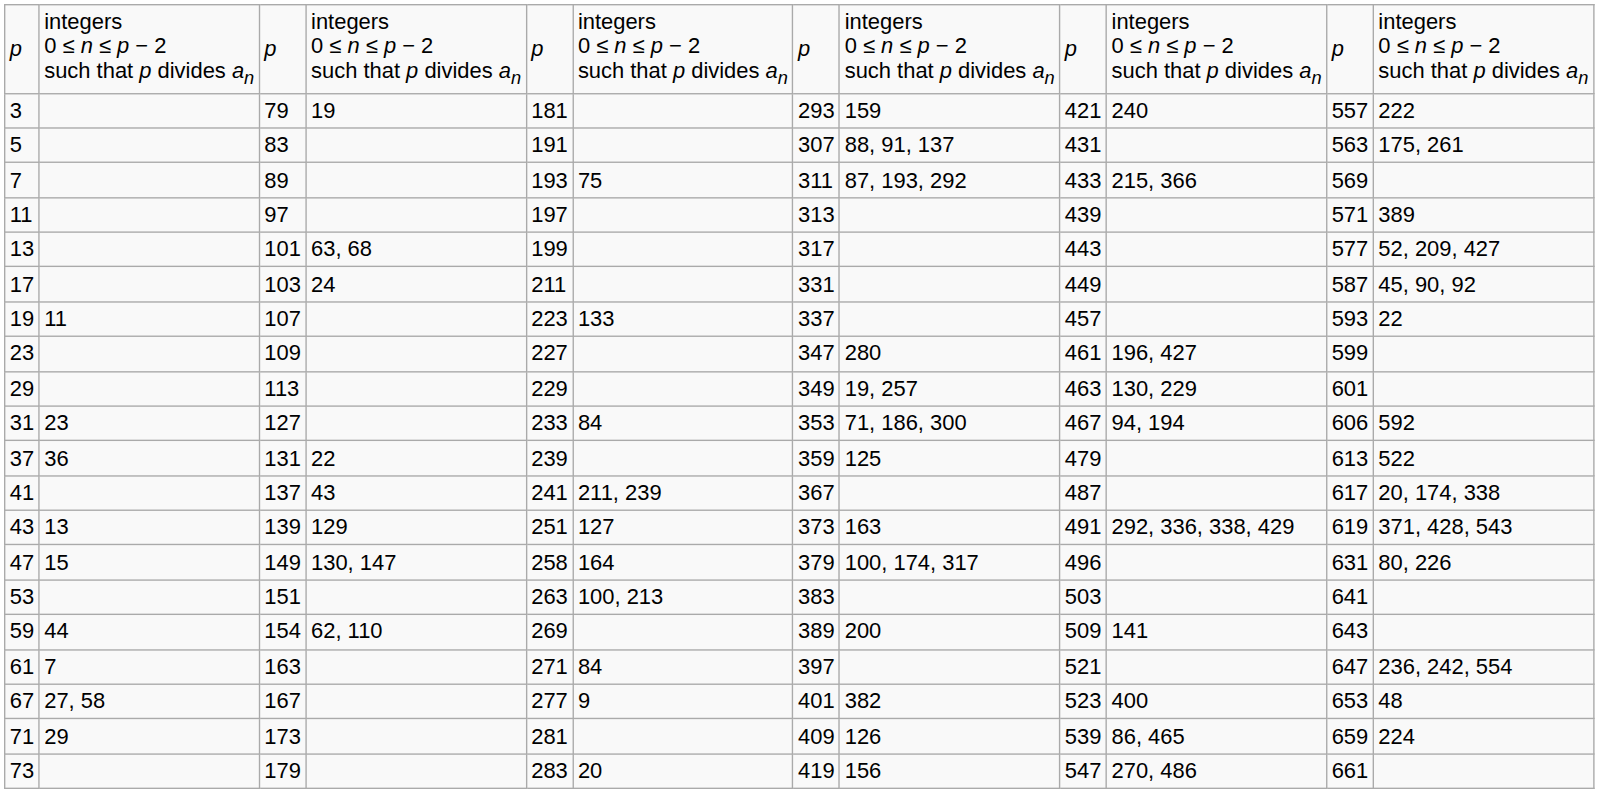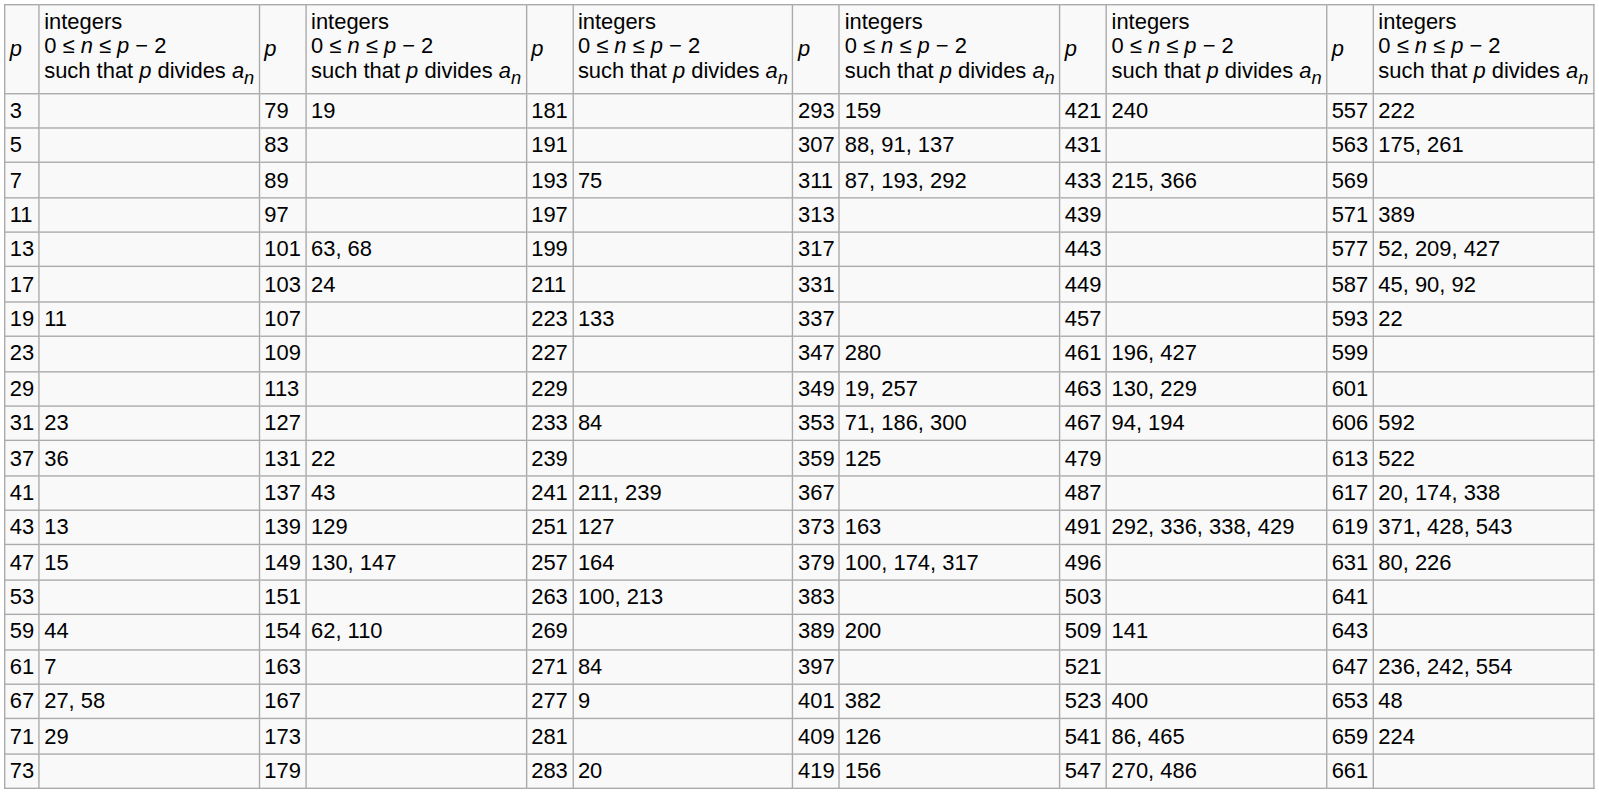(549, 562) 258 -> (549, 562) 257
(1083, 736) 539 -> (1083, 736) 541
